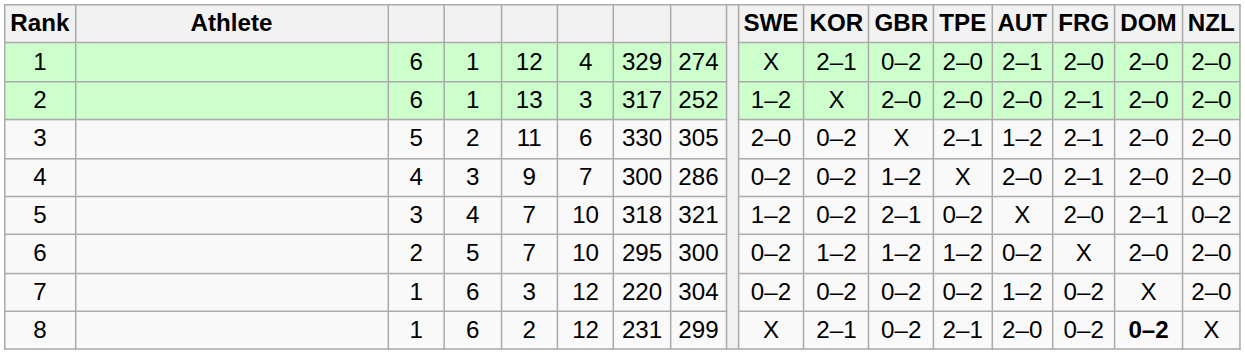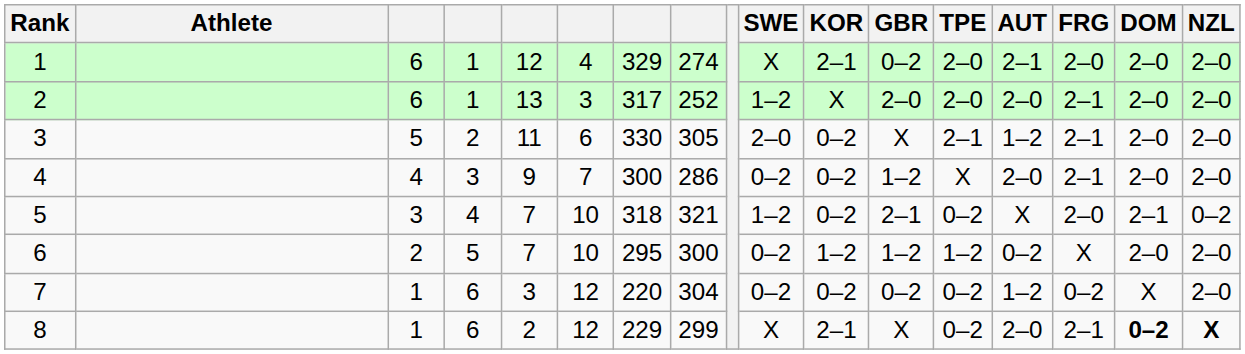(642, 330) 231 -> (642, 330) 229
(901, 330) 0–2 -> (901, 330) X
(963, 330) 2–1 -> (963, 330) 0–2
(1084, 330) 0–2 -> (1084, 330) 2–1
(1211, 330) normal -> (1211, 330) bold
